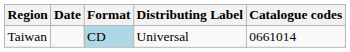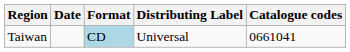(273, 36) 0661014 -> (273, 36) 0661041
